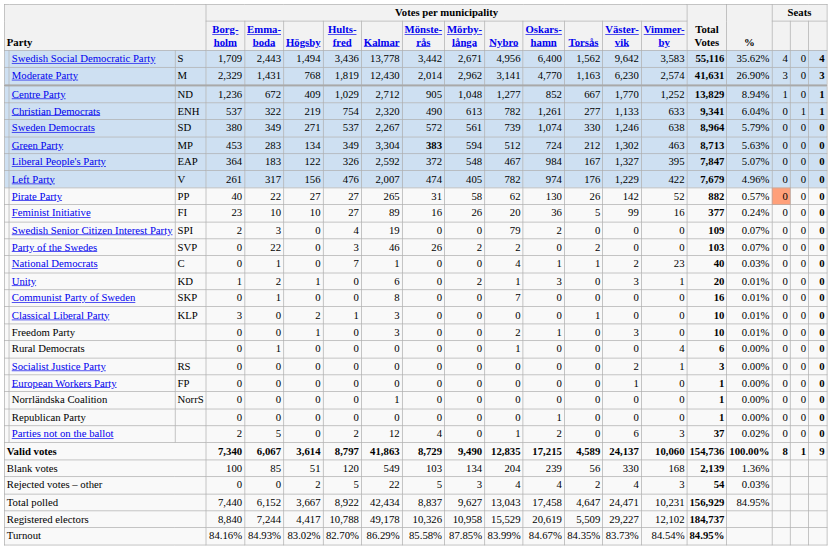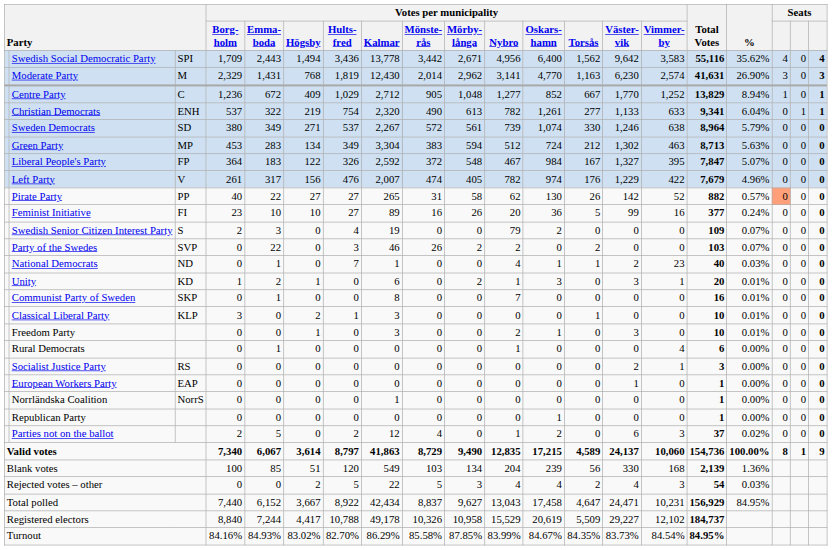(180, 59) S -> (185, 59) SPI
(185, 94) ND -> (181, 94) C
(434, 145) bold -> (434, 145) normal
(188, 162) EAP -> (183, 162) FP
(185, 230) SPI -> (180, 230) S
(181, 264) C -> (185, 264) ND
(183, 383) FP -> (188, 383) EAP
